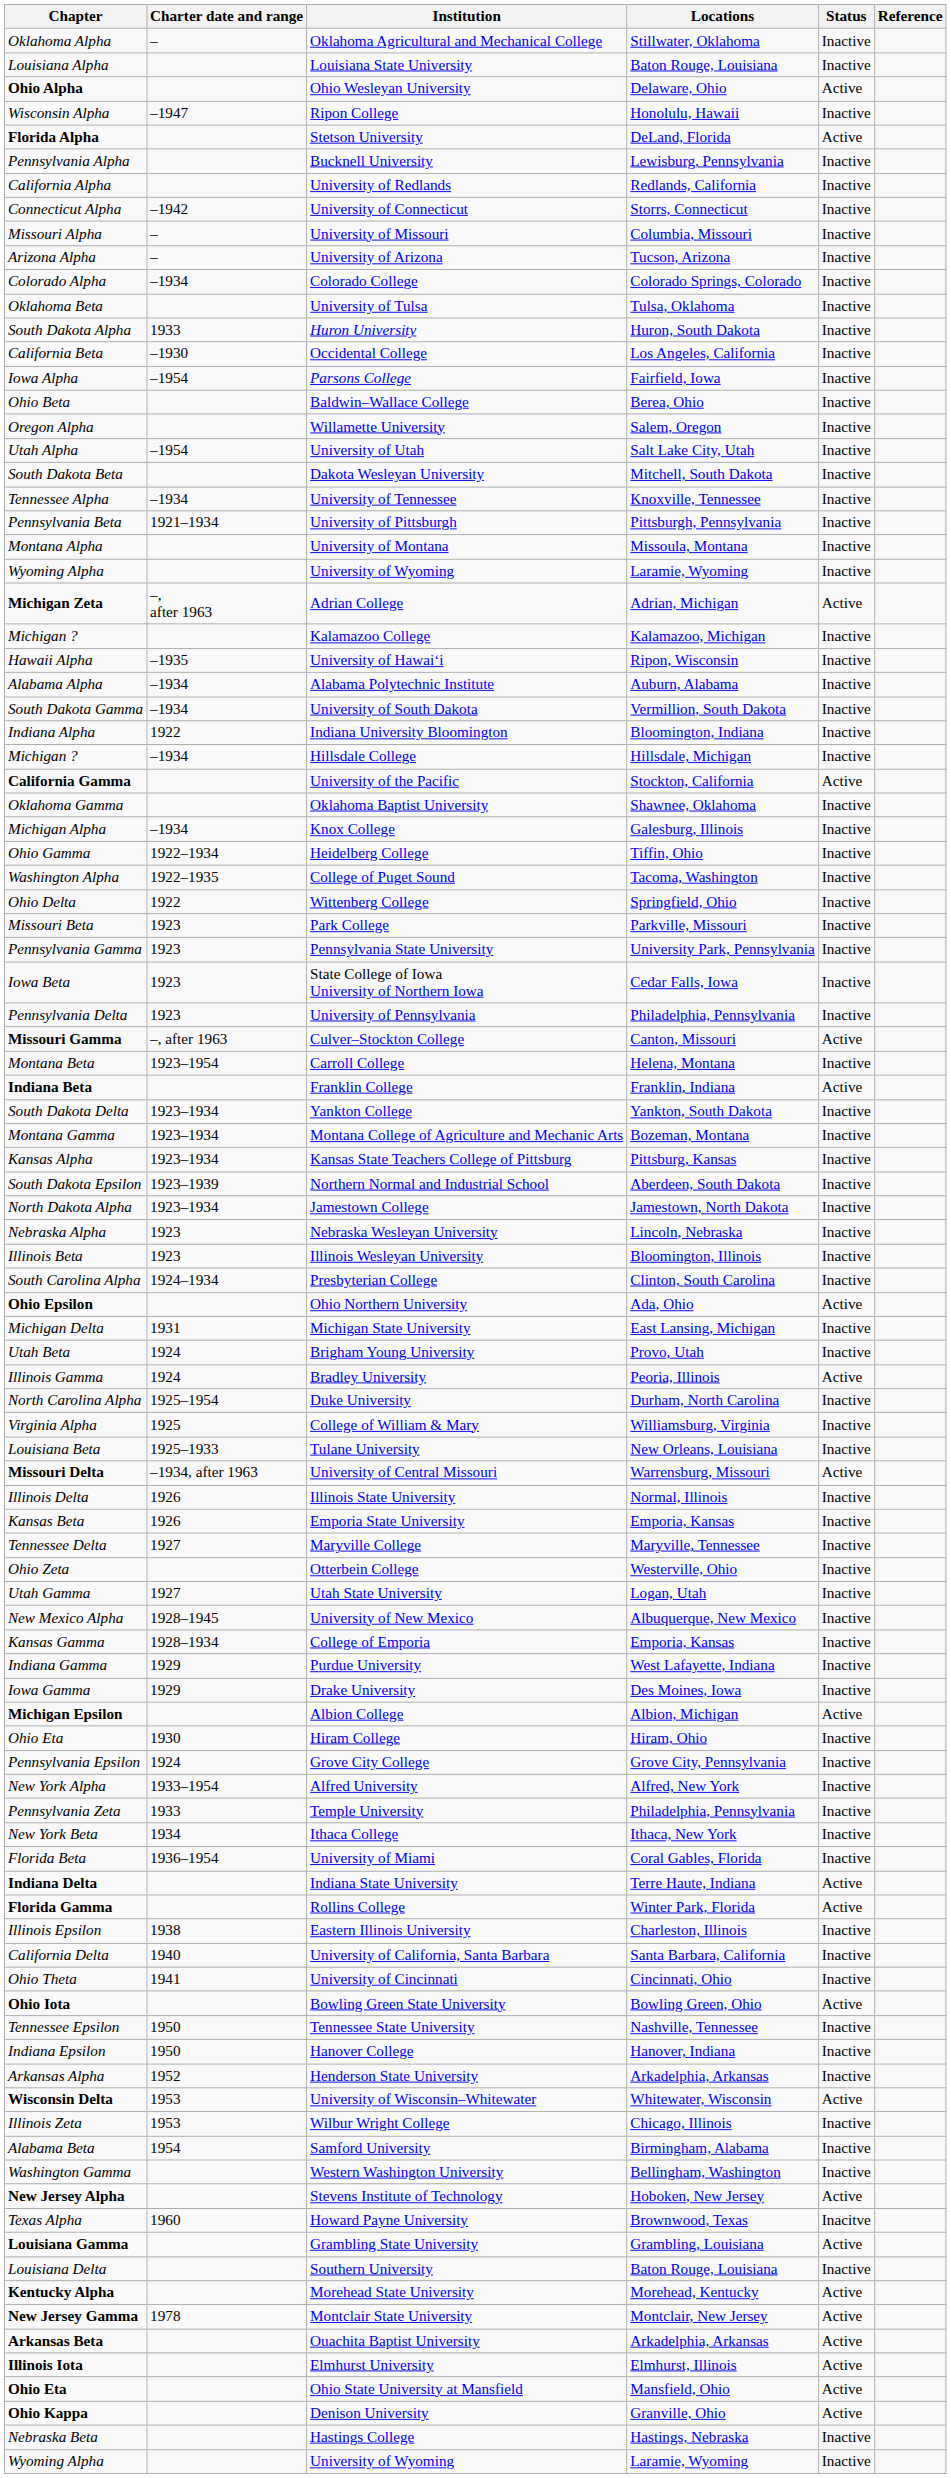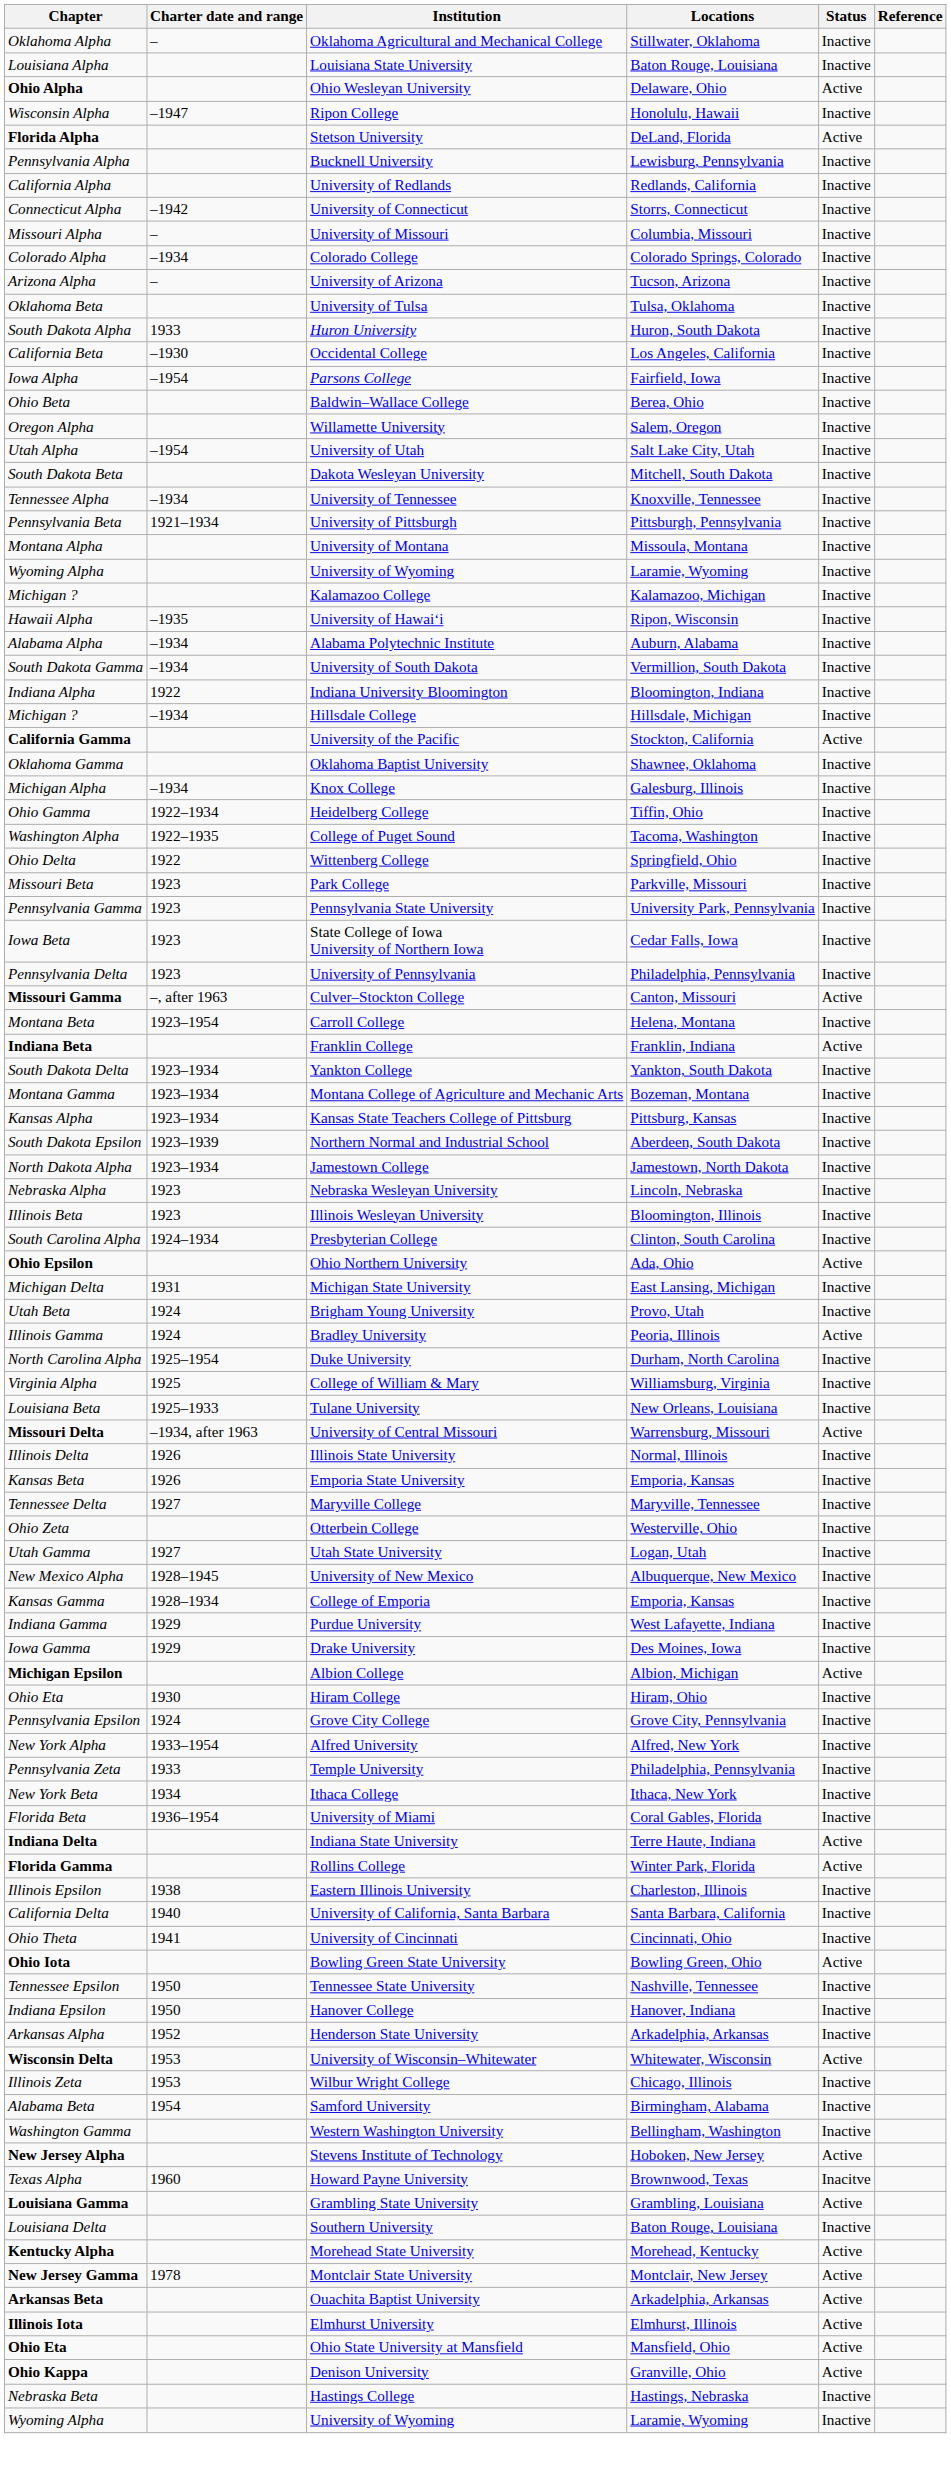rows swapped: (52, 257) <-> (57, 281)
- row: (55, 603)
